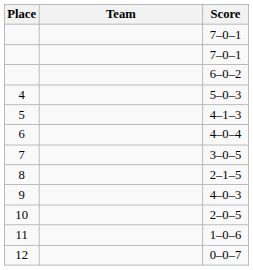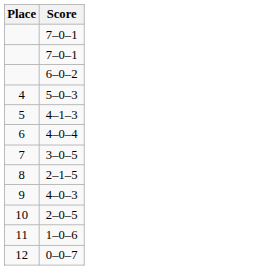- column: (121, 14)
